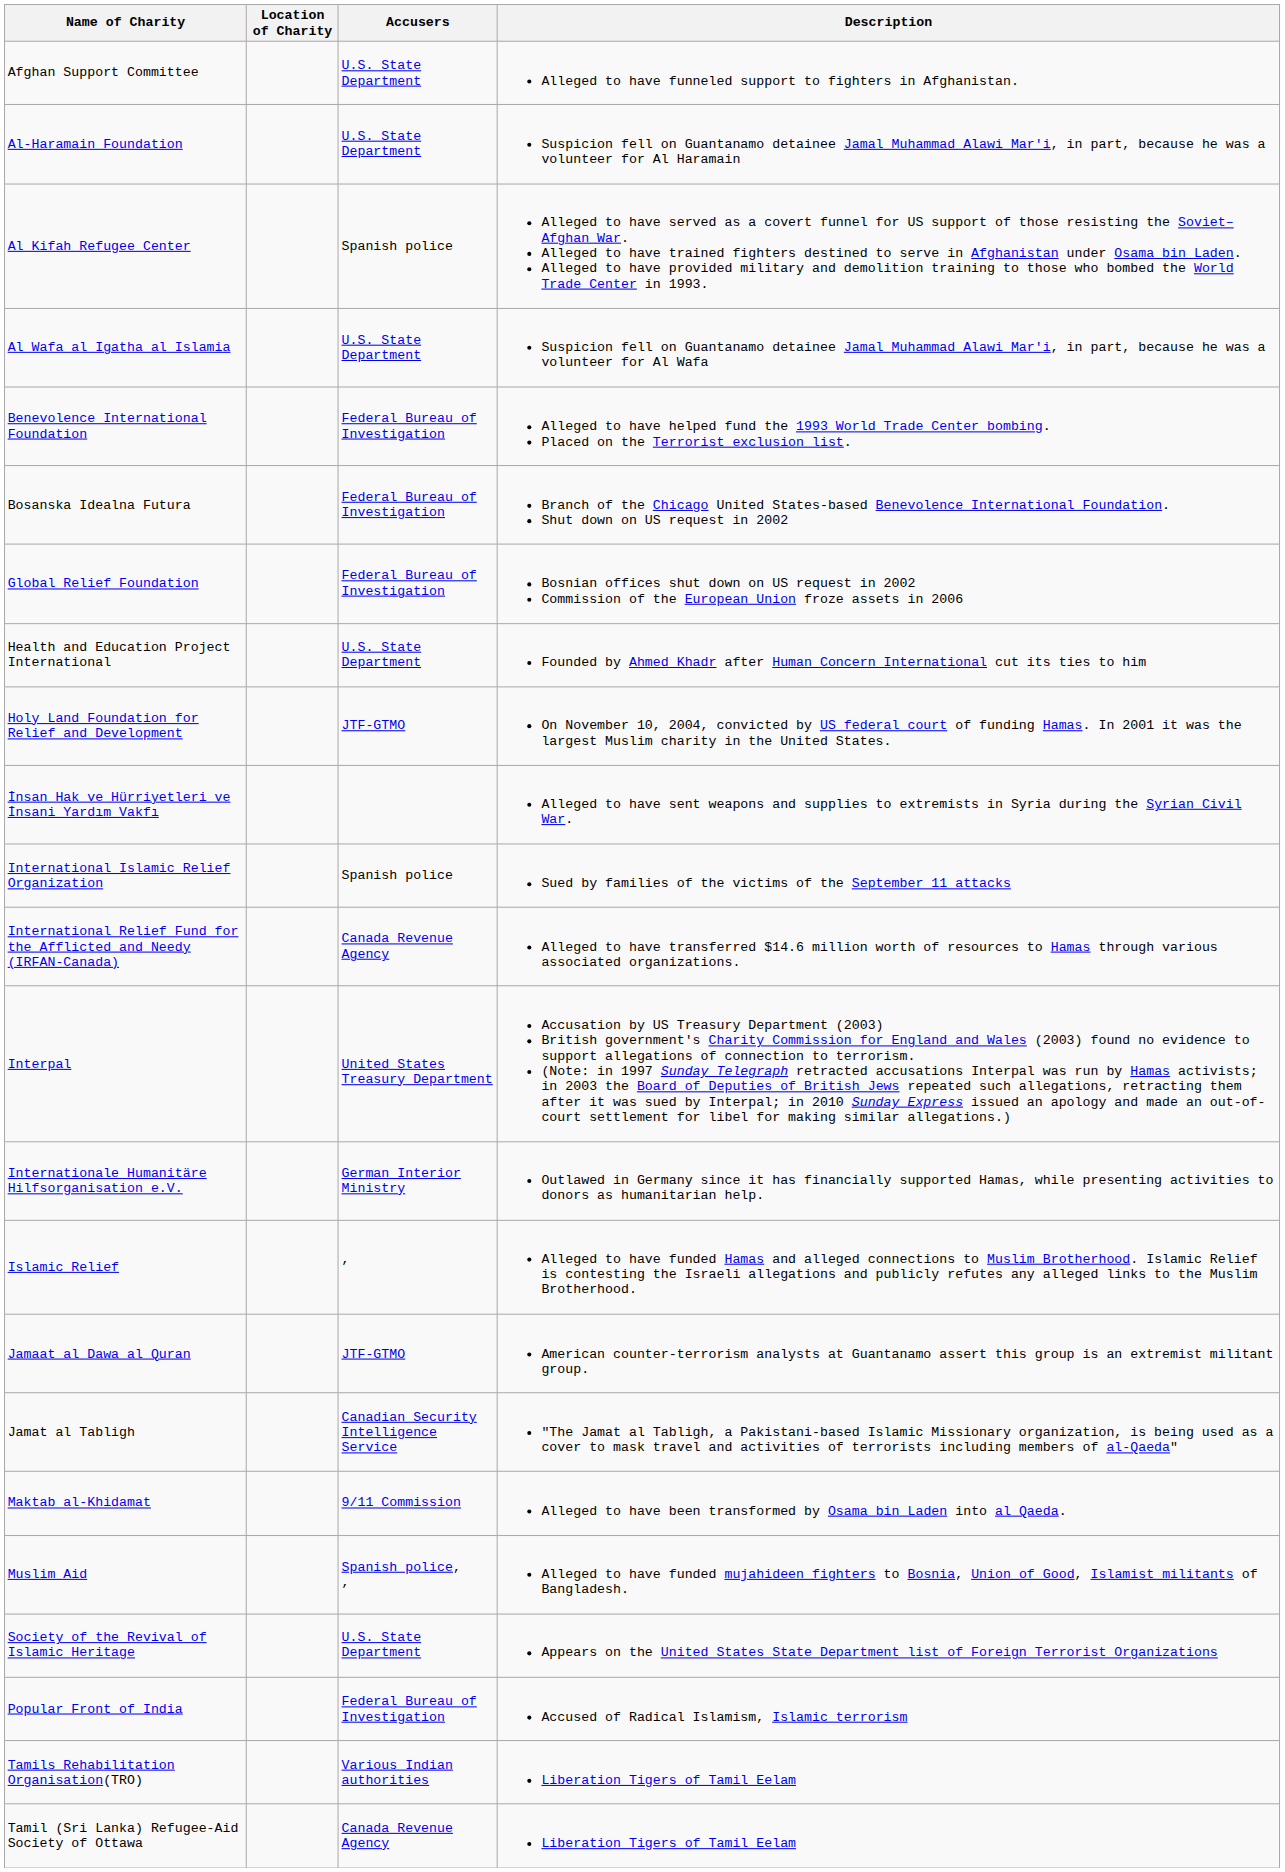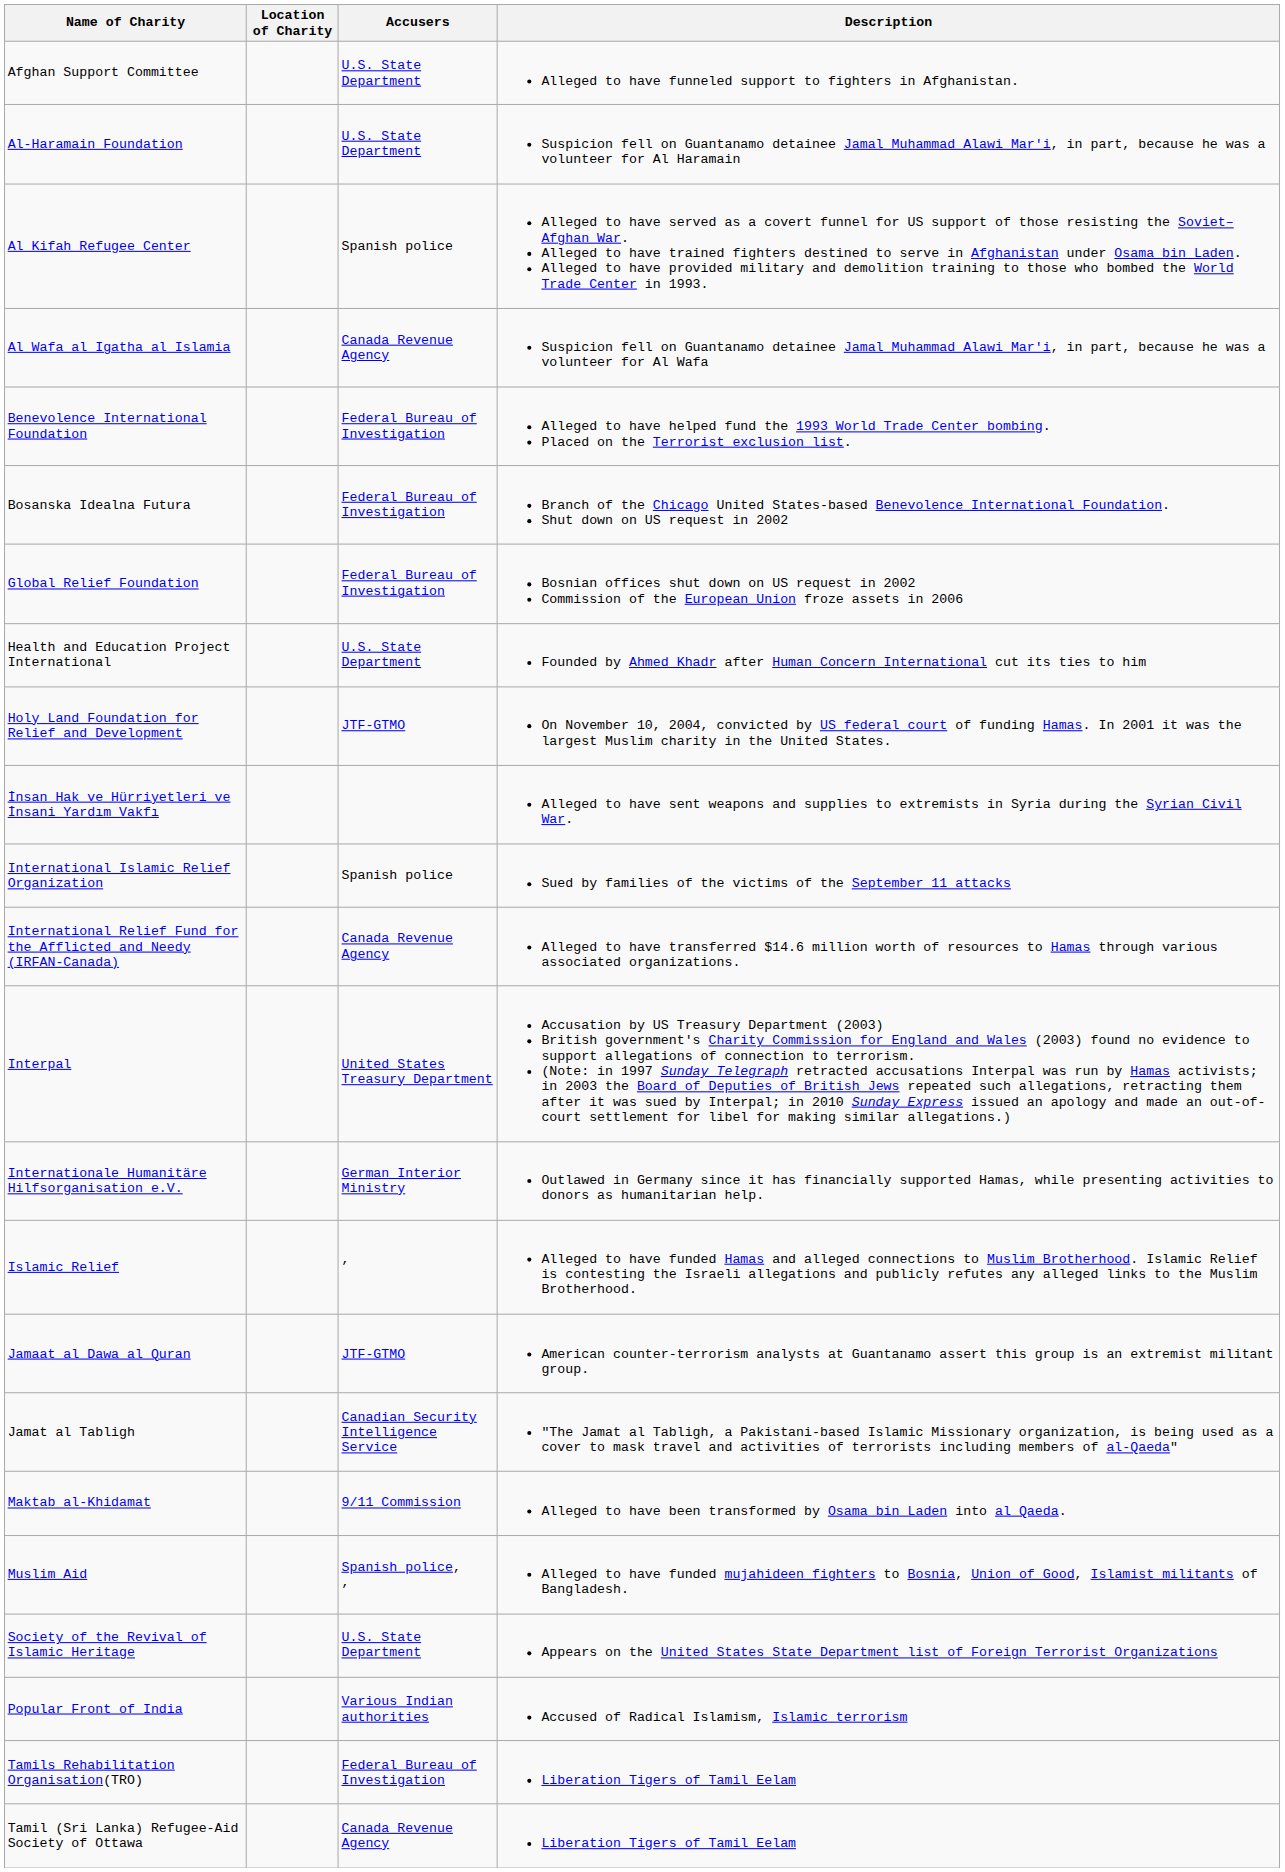(381, 348) U.S. State Department -> (397, 348) Canada Revenue Agency
(409, 1709) Federal Bureau of Investigation -> (397, 1709) Various Indian authorities
(397, 1772) Various Indian authorities -> (409, 1772) Federal Bureau of Investigation
